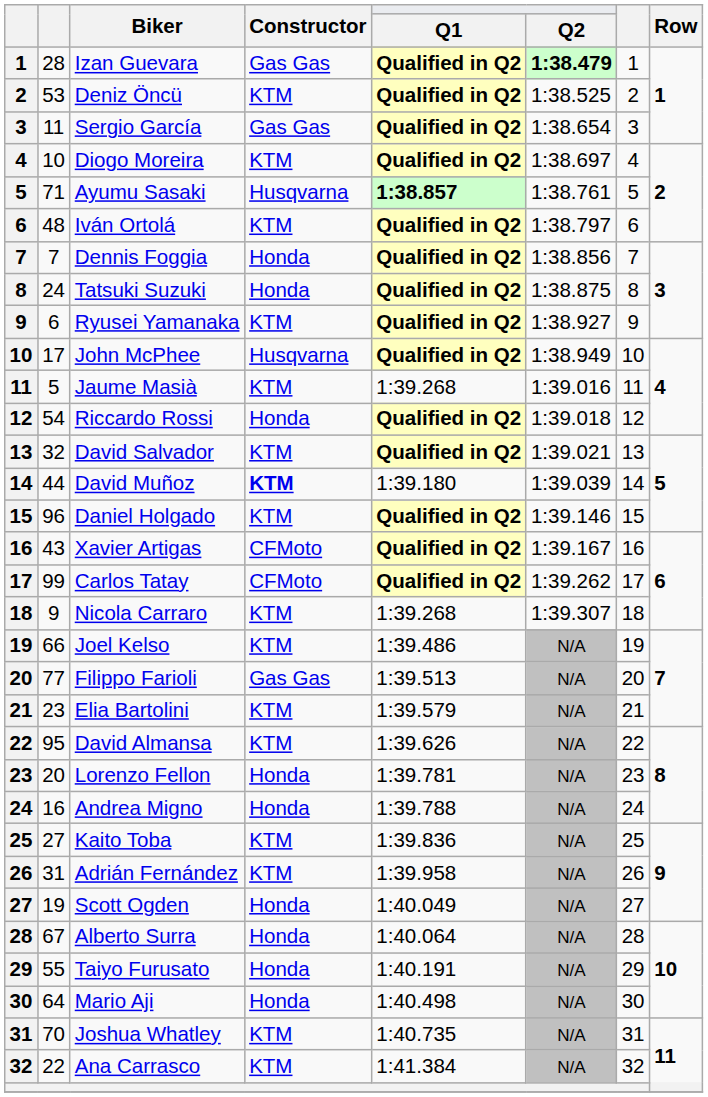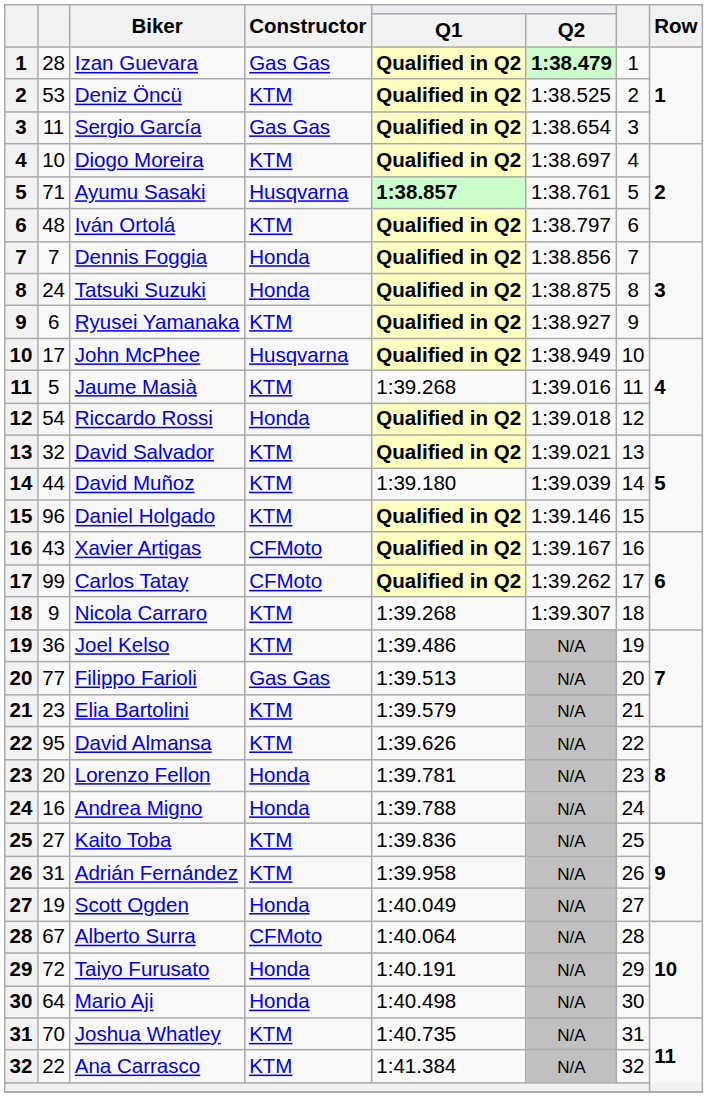(271, 483) bold -> (271, 483) normal
(54, 645) 66 -> (54, 645) 36
(279, 937) Honda -> (286, 937) CFMoto
(54, 969) 55 -> (54, 969) 72
